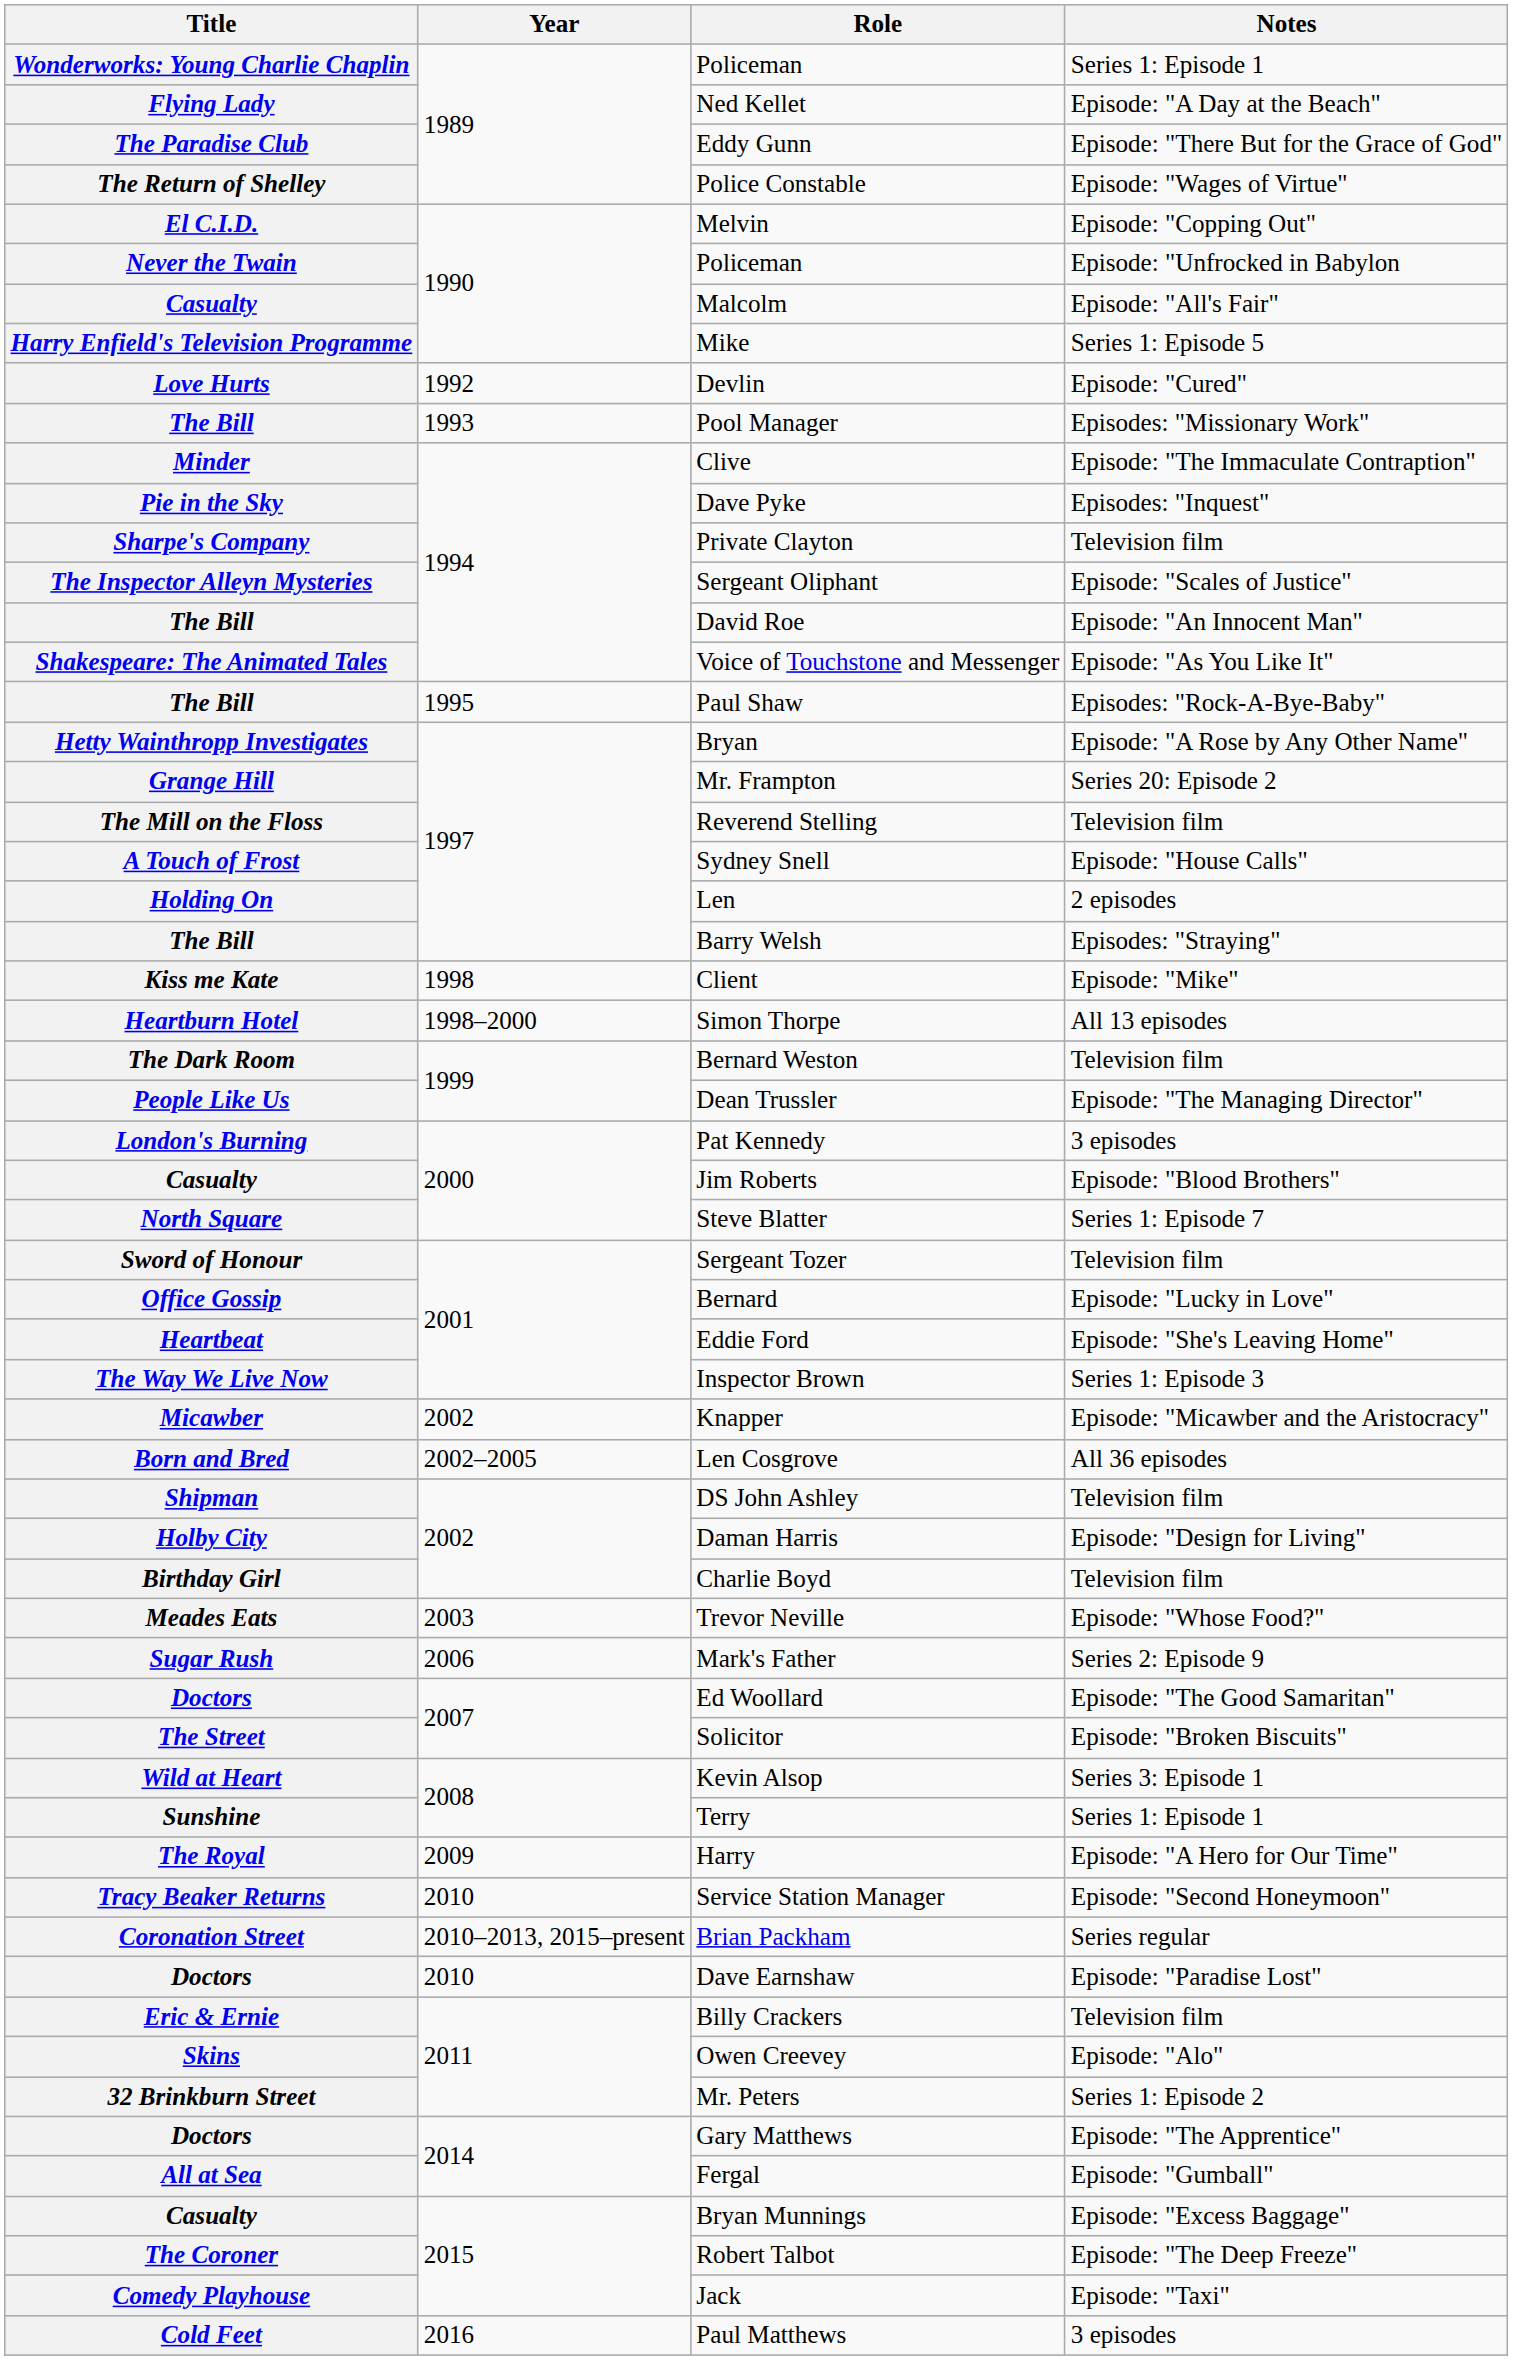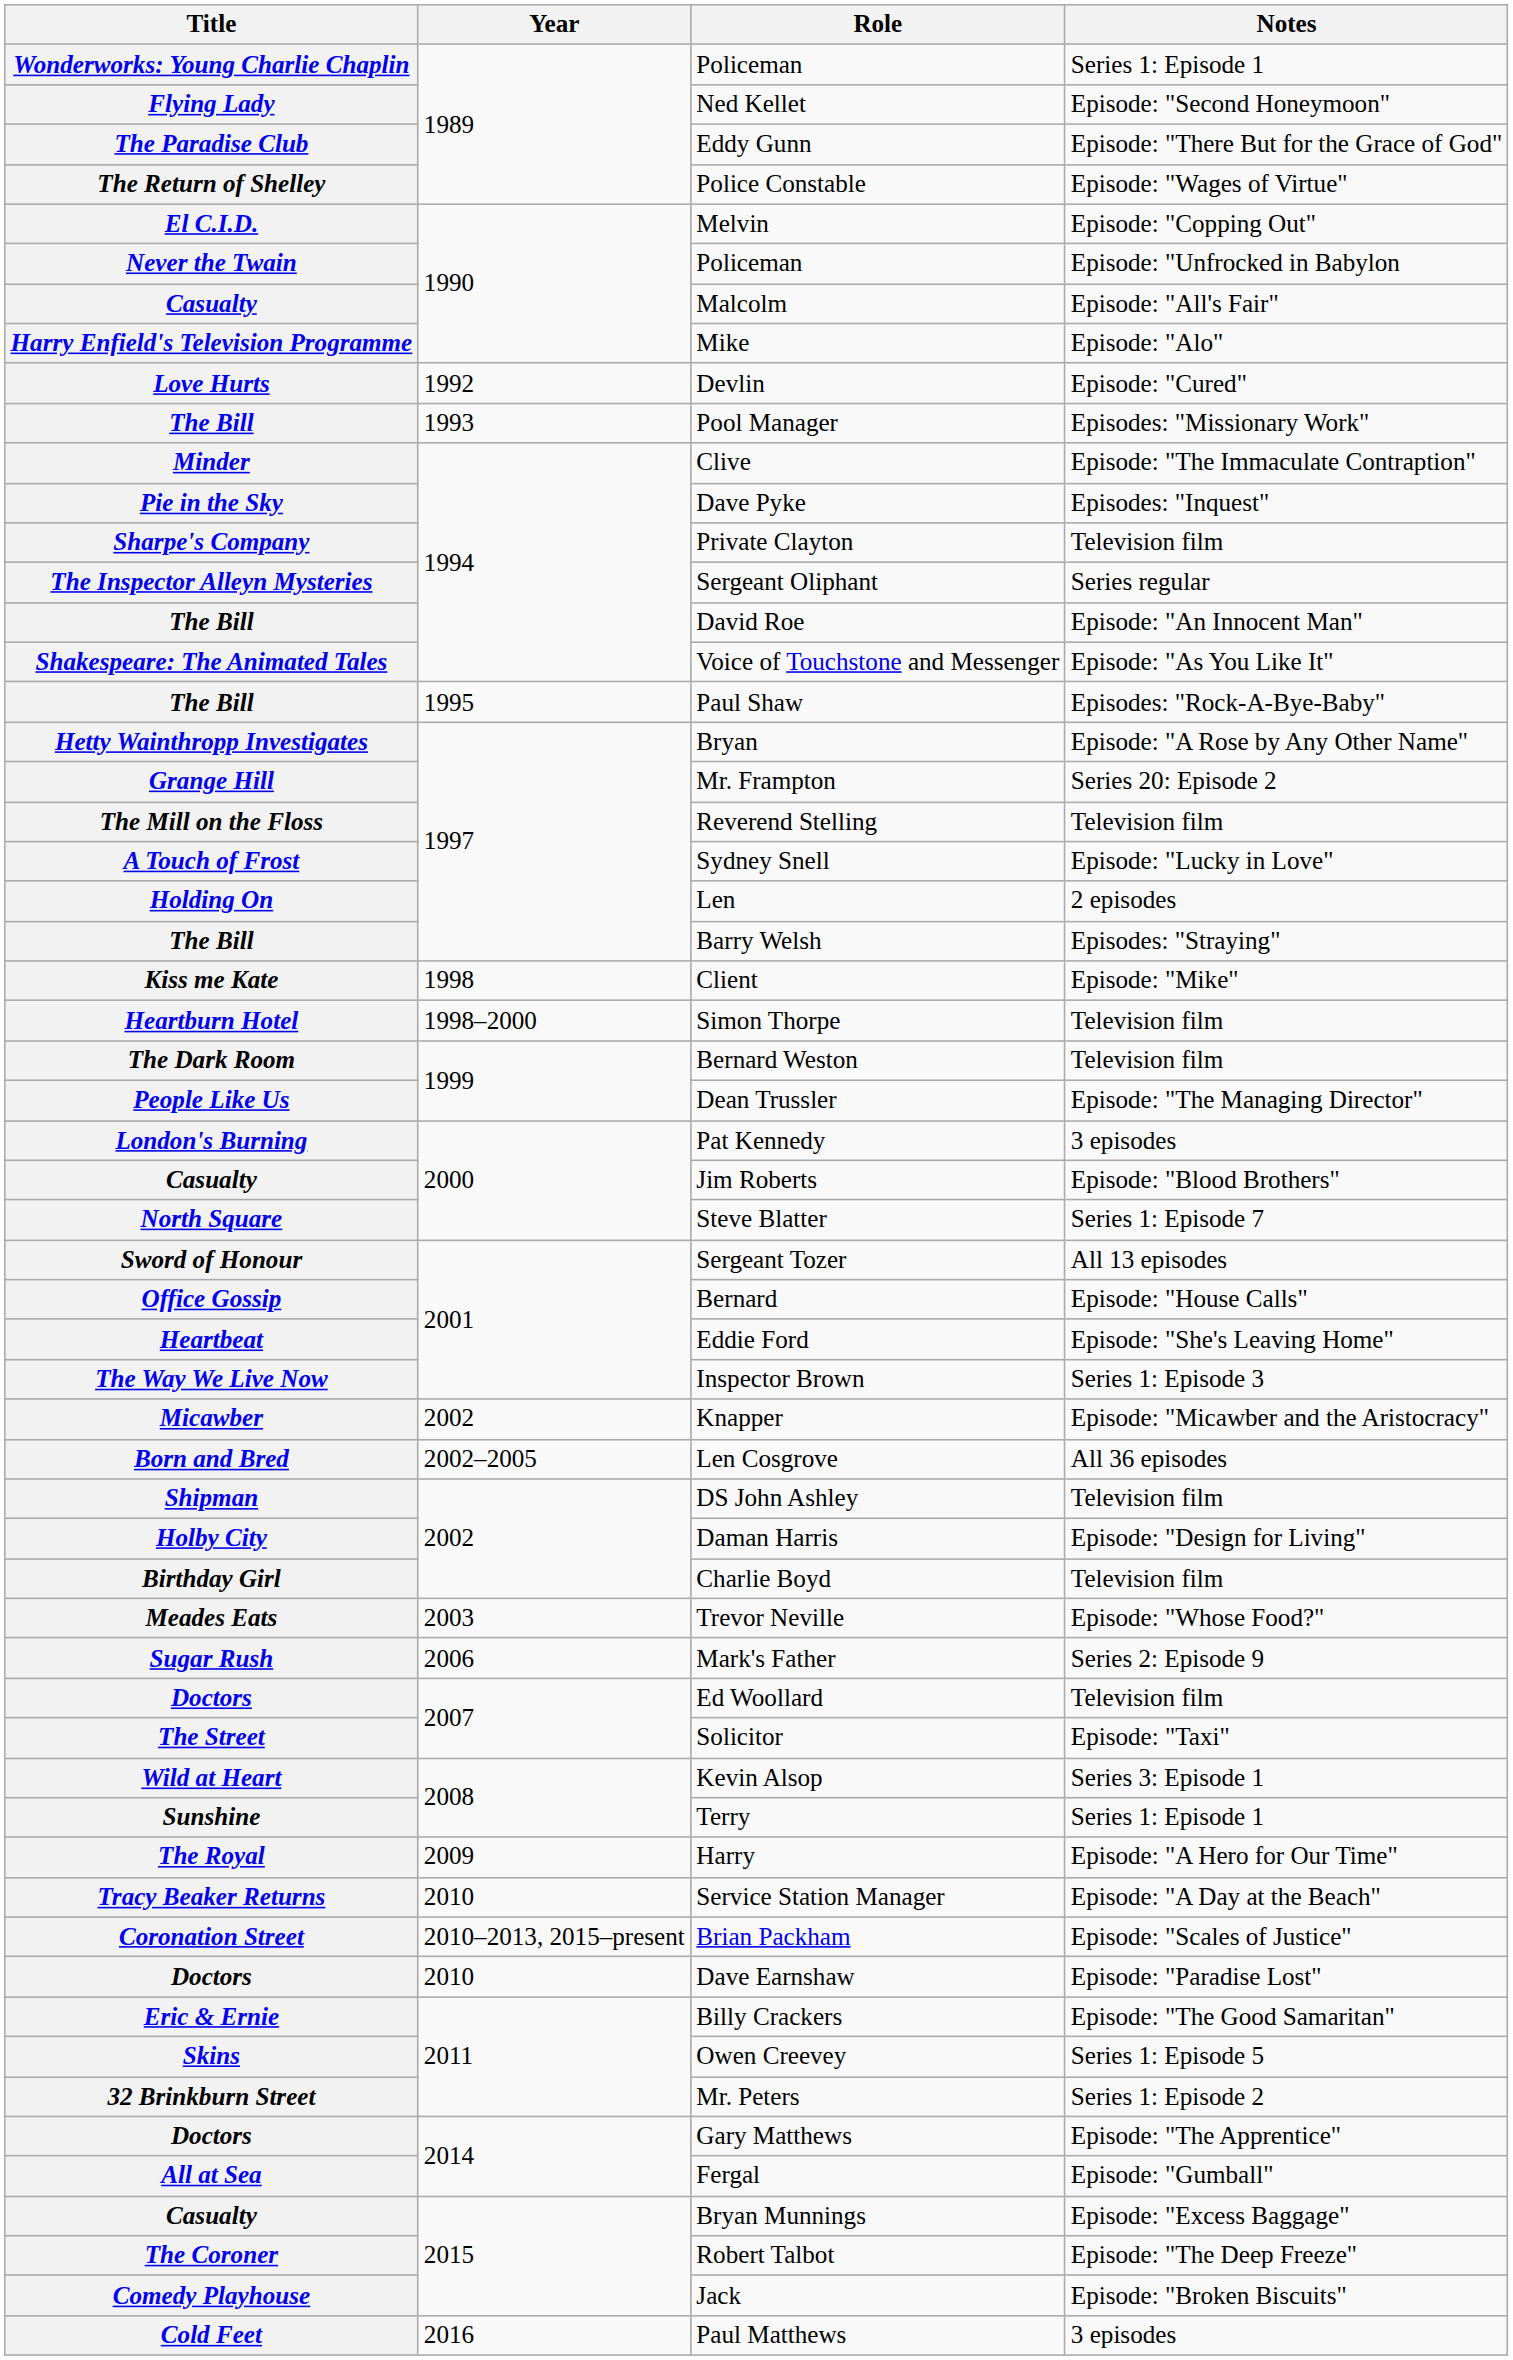(1226, 104) Episode: "A Day at the Beach" -> (1230, 104) Episode: "Second Honeymoon"
(1167, 343) Series 1: Episode 5 -> (1147, 343) Episode: "Alo"
(1211, 582) Episode: "Scales of Justice" -> (1140, 582) Series regular
(1189, 861) Episode: "House Calls" -> (1202, 861) Episode: "Lucky in Love"
(1149, 1020) All 13 episodes -> (1147, 1020) Television film
(1147, 1259) Television film -> (1149, 1259) All 13 episodes
(1202, 1299) Episode: "Lucky in Love" -> (1189, 1299) Episode: "House Calls"
(1233, 1697) Episode: "The Good Samaritan" -> (1147, 1697) Television film
(1209, 1737) Episode: "Broken Biscuits" -> (1150, 1737) Episode: "Taxi"
(1230, 1896) Episode: "Second Honeymoon" -> (1226, 1896) Episode: "A Day at the Beach"
(1140, 1936) Series regular -> (1211, 1936) Episode: "Scales of Justice"
(1147, 2016) Television film -> (1233, 2016) Episode: "The Good Samaritan"
(1147, 2056) Episode: "Alo" -> (1167, 2056) Series 1: Episode 5
(1150, 2295) Episode: "Taxi" -> (1209, 2295) Episode: "Broken Biscuits"
